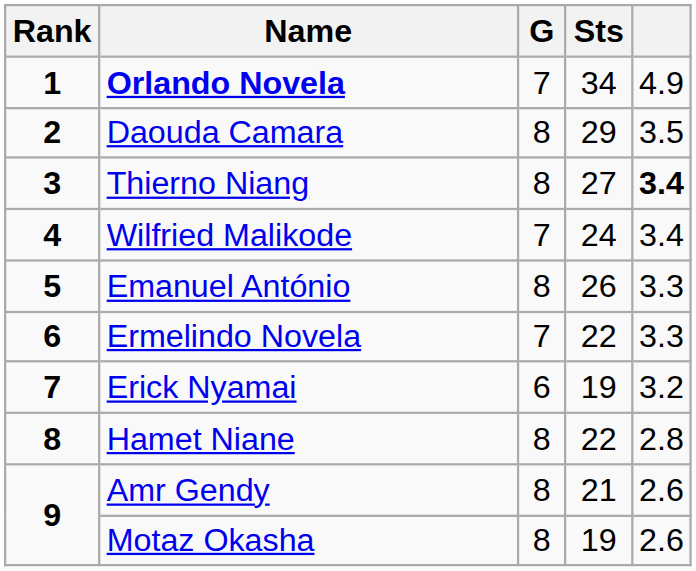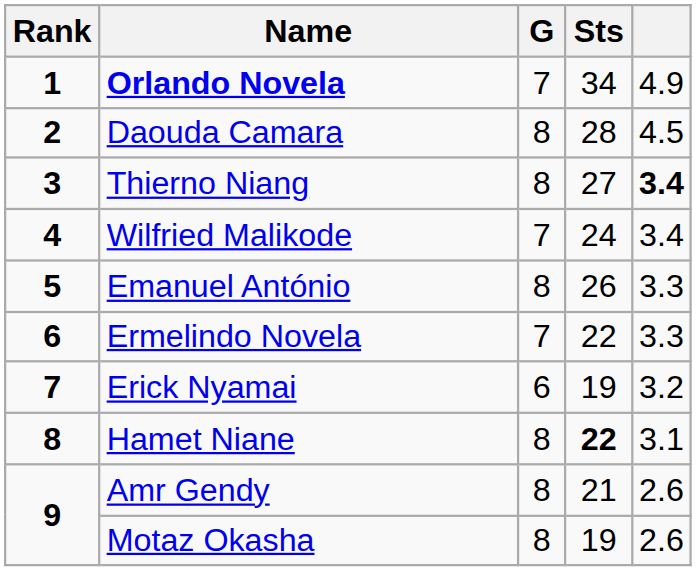(599, 133) 29 -> (599, 133) 28
(661, 133) 3.5 -> (661, 133) 4.5
(599, 439) normal -> (599, 439) bold
(661, 439) 2.8 -> (661, 439) 3.1
